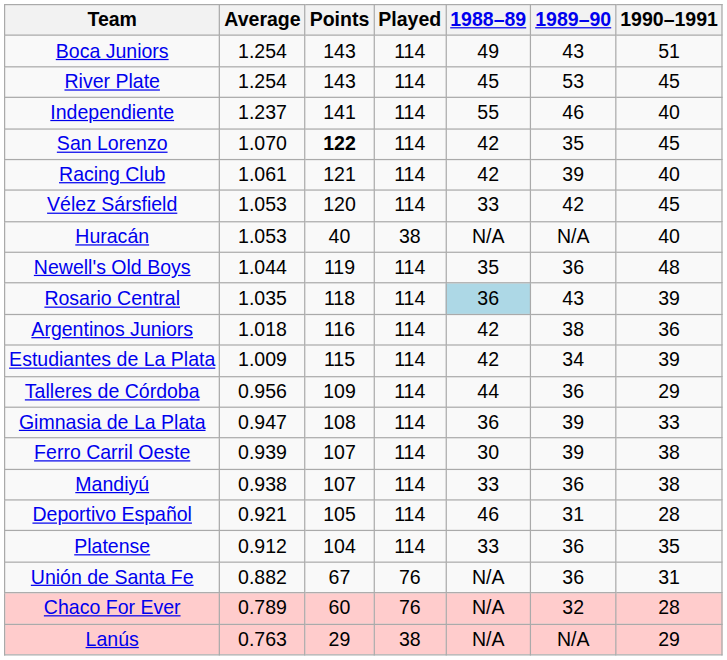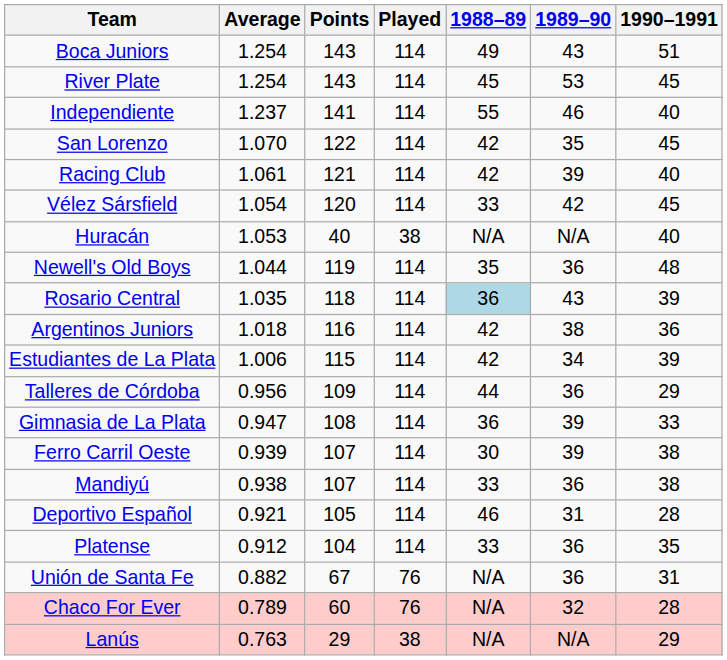(339, 143) bold -> (339, 143) normal
(262, 205) 1.053 -> (262, 205) 1.054
(262, 360) 1.009 -> (262, 360) 1.006
